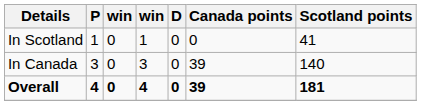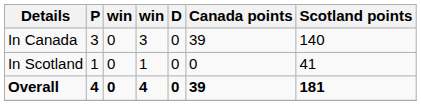rows swapped: (43, 64) <-> (46, 40)
